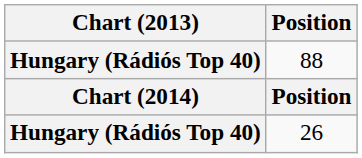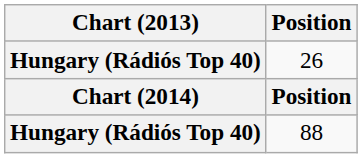rows swapped: (311, 133) <-> (311, 59)
